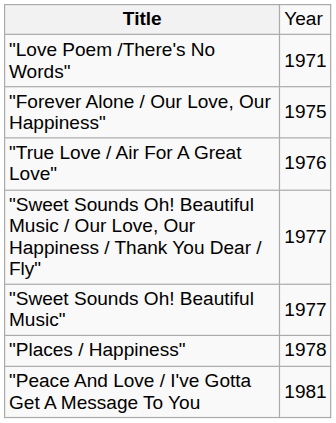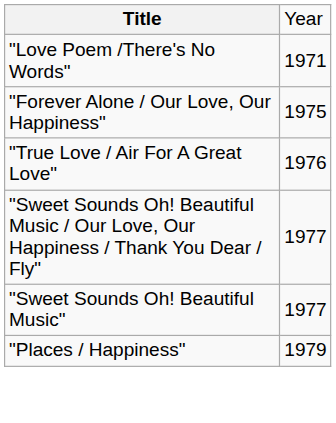(305, 350) 1978 -> (305, 350) 1979
- row: (130, 391)
